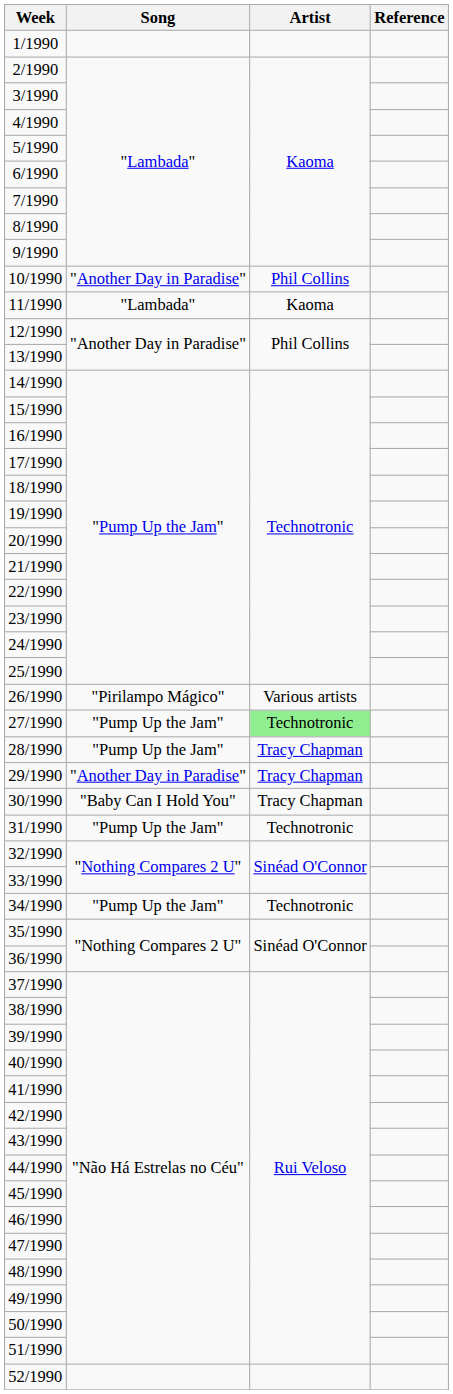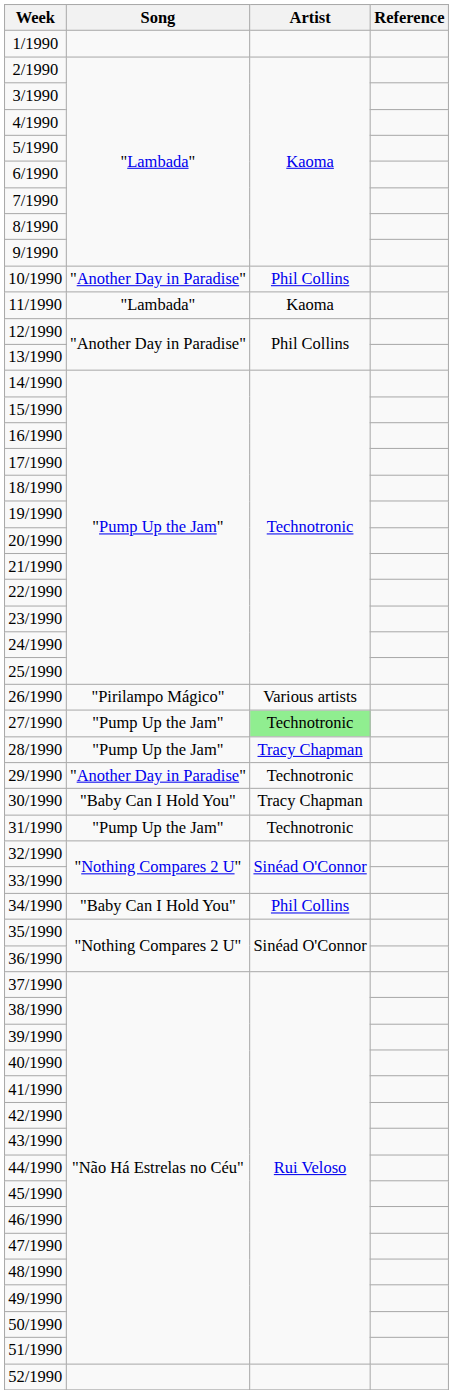(310, 775) Tracy Chapman -> (310, 775) Technotronic
(158, 906) "Pump Up the Jam" -> (158, 906) "Baby Can I Hold You"
(310, 906) Technotronic -> (310, 906) Phil Collins
